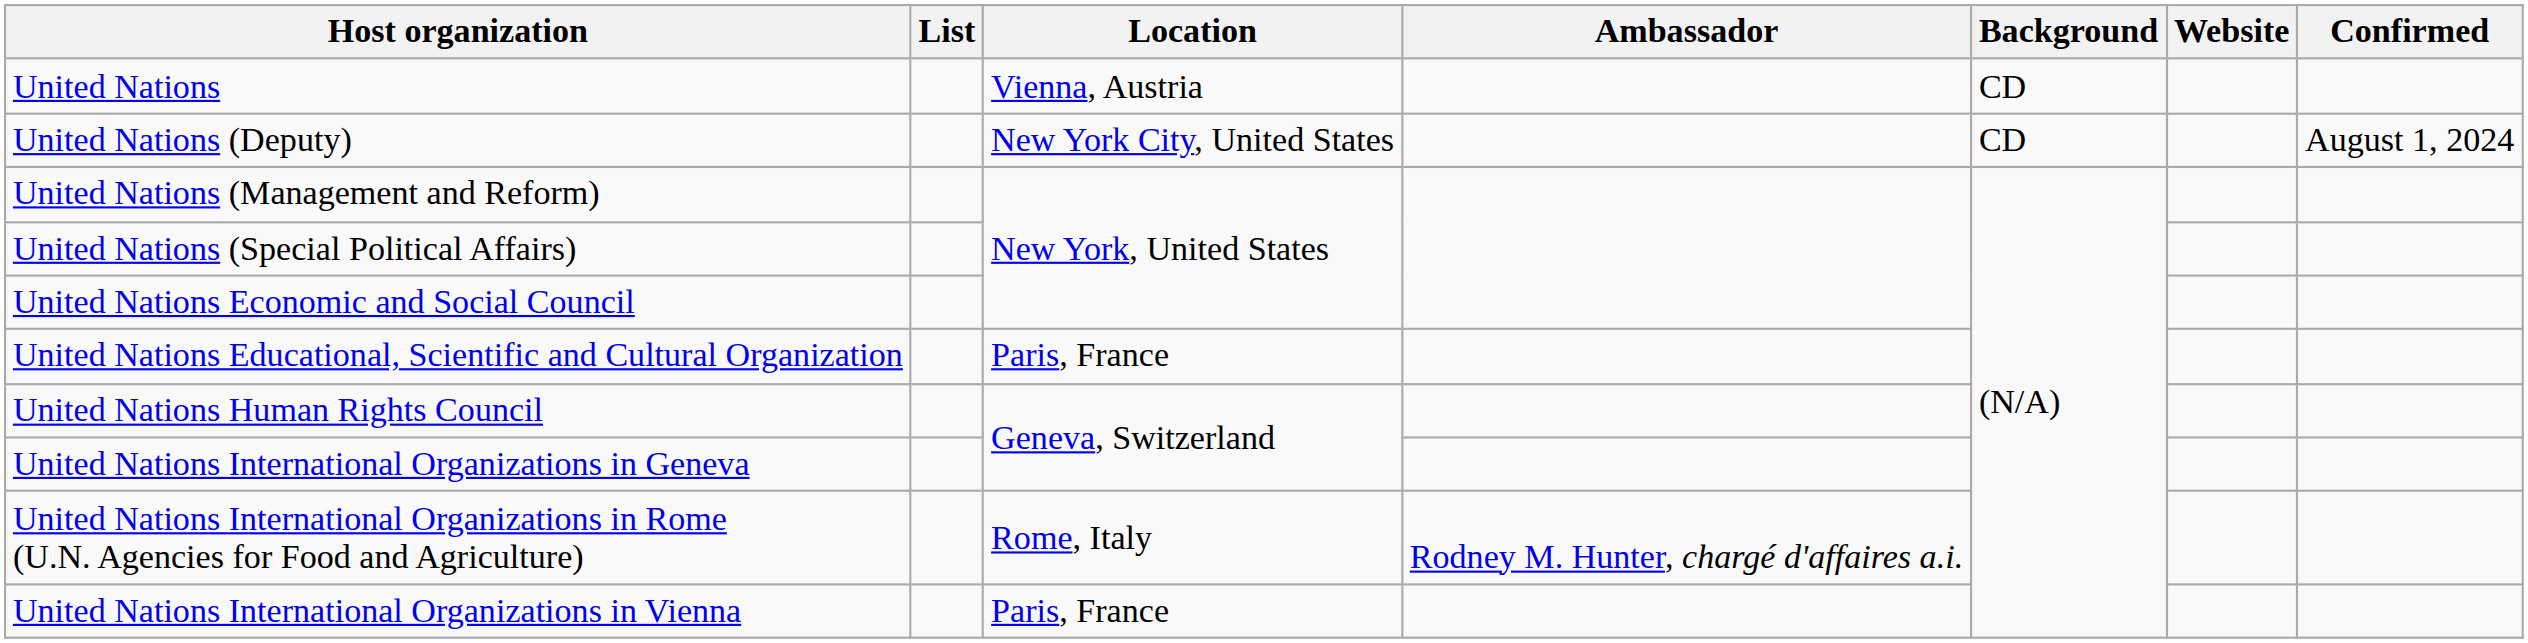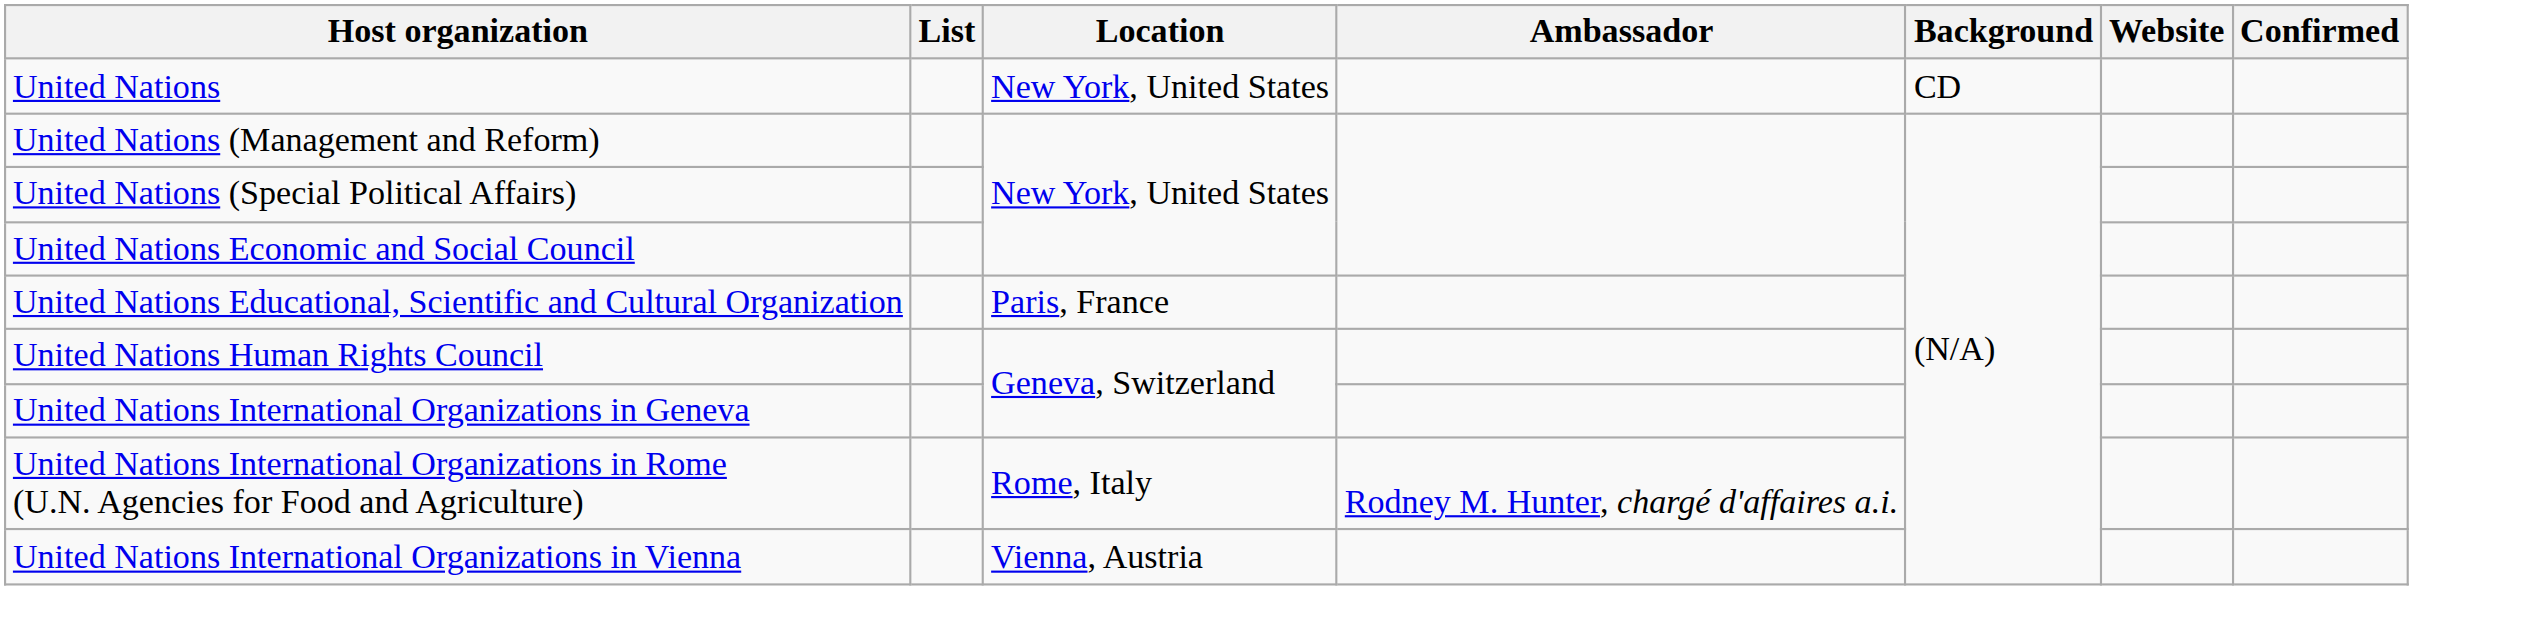(1097, 85) Vienna, Austria -> (1160, 85) New York, United States
- row: (182, 139)
(1080, 610) Paris, France -> (1097, 556) Vienna, Austria
